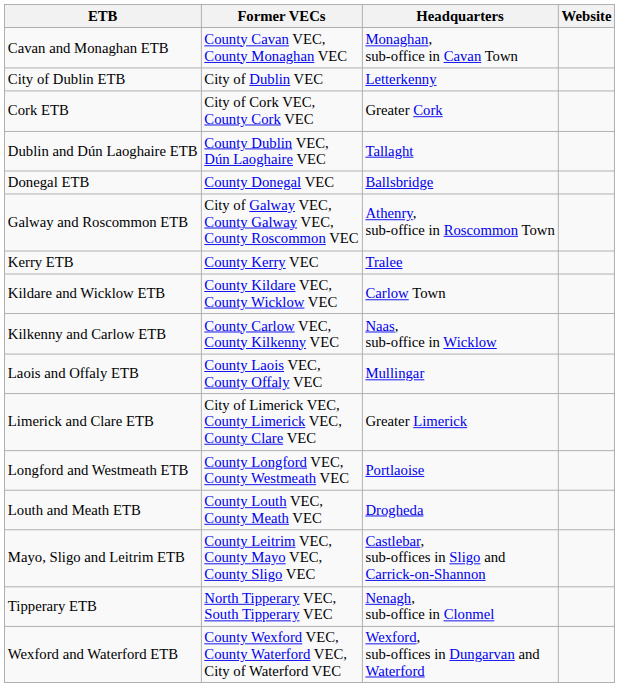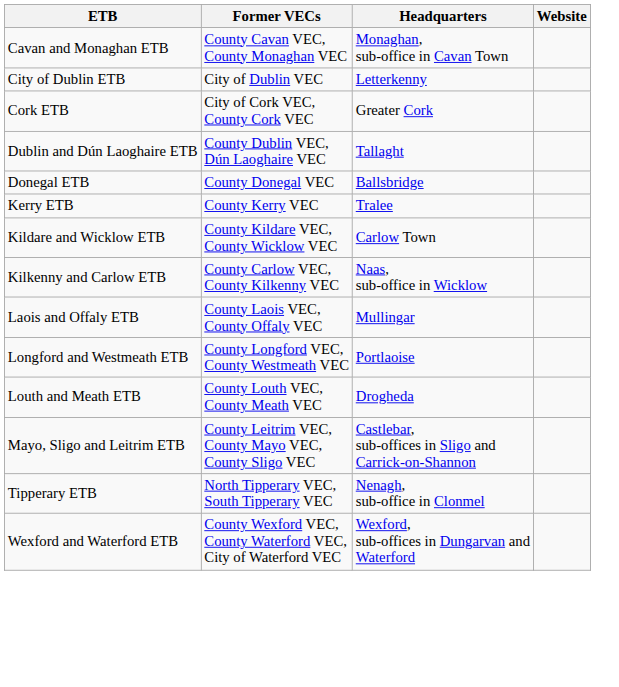- row: (98, 222)
- row: (81, 422)
